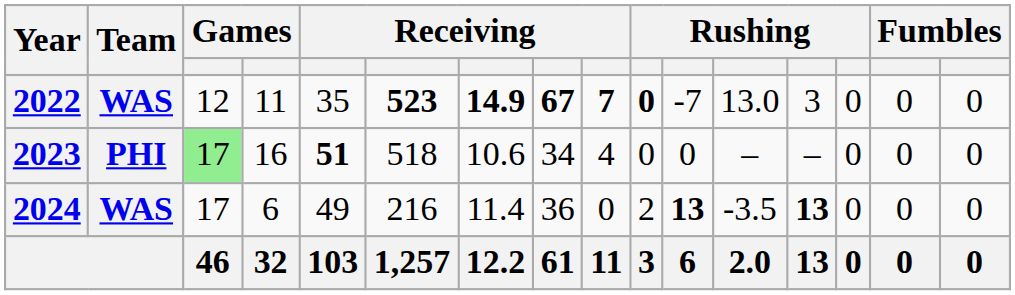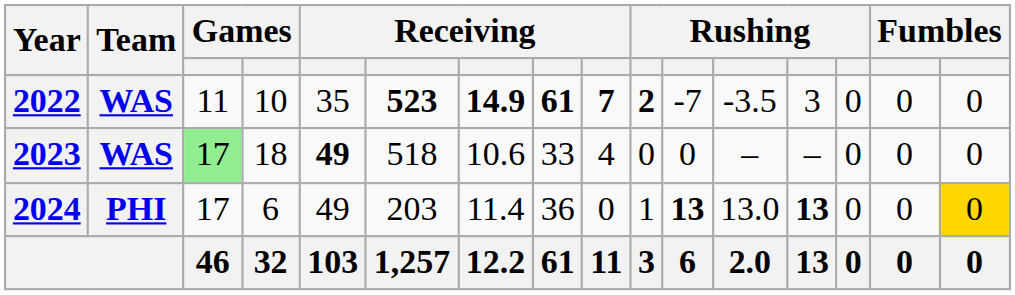(213, 100) 12 -> (213, 100) 11
(271, 100) 11 -> (271, 100) 10
(558, 100) 67 -> (558, 100) 61
(646, 100) 0 -> (646, 100) 2
(750, 100) 13.0 -> (750, 100) -3.5
(136, 154) PHI -> (136, 154) WAS
(271, 154) 16 -> (271, 154) 18
(333, 154) 51 -> (333, 154) 49
(558, 154) 34 -> (558, 154) 33
(136, 208) WAS -> (136, 208) PHI
(412, 208) 216 -> (412, 208) 203
(646, 208) 2 -> (646, 208) 1
(750, 208) -3.5 -> (750, 208) 13.0
(974, 208) no background -> (974, 208) gold background
